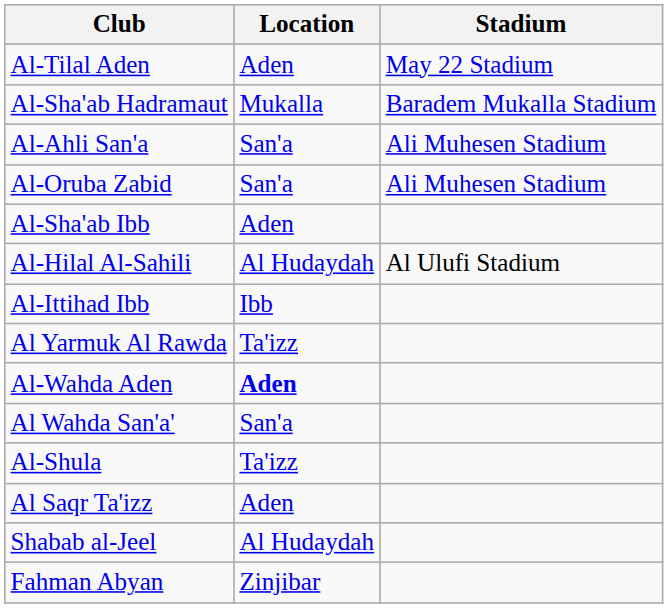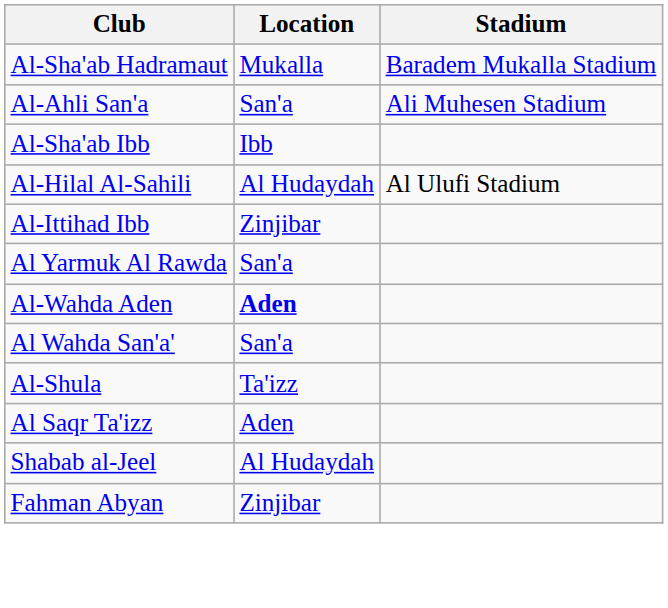- row: (80, 64)
- row: (91, 183)
(267, 223) Aden -> (256, 143) Ibb
(256, 303) Ibb -> (280, 223) Zinjibar
(269, 343) Ta'izz -> (266, 263) San'a
